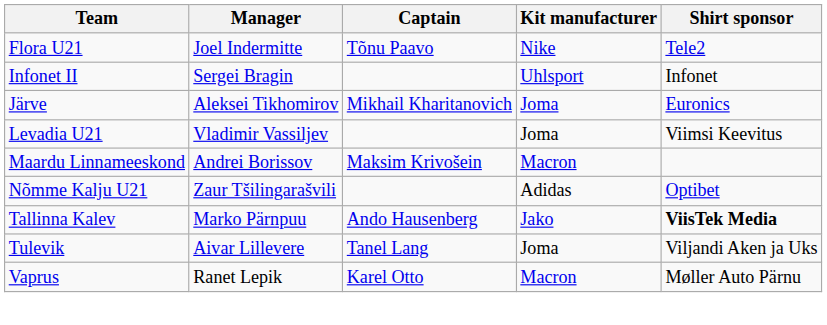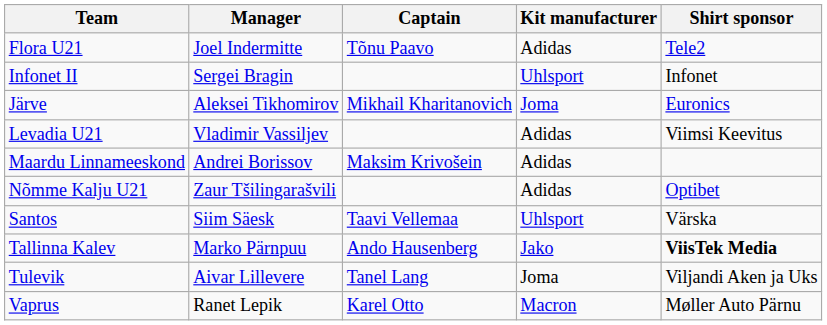(538, 47) Nike -> (546, 47) Adidas
(539, 133) Joma -> (546, 133) Adidas
(548, 162) Macron -> (546, 162) Adidas
+ row: (33, 219)
